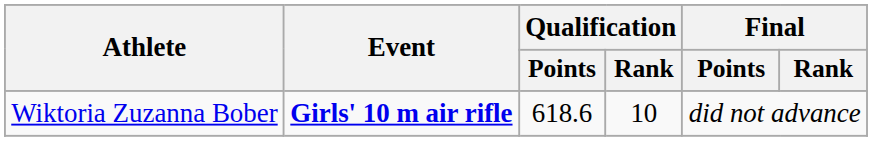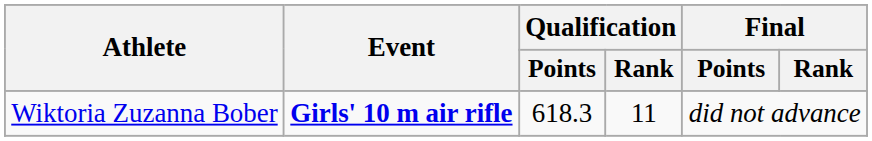(562, 113) 618.6 -> (562, 113) 618.3
(644, 113) 10 -> (644, 113) 11
